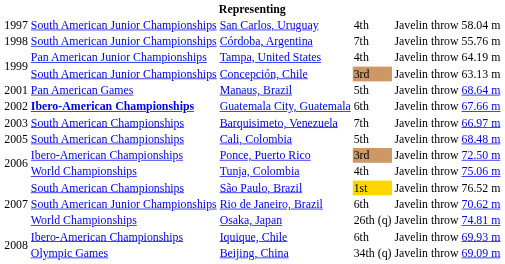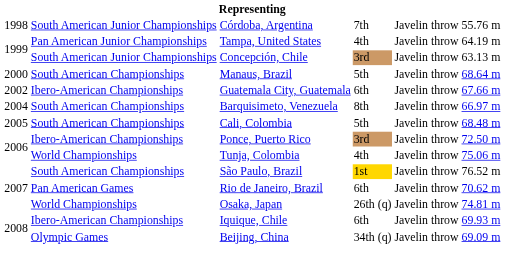- row: (269, 25)
(16, 90) 2001 -> (16, 74) 2000
(82, 90) Pan American Games -> (107, 74) South American Championships
(112, 106) bold -> (107, 90) normal
(16, 122) 2003 -> (16, 106) 2004
(361, 122) 7th -> (361, 106) 8th
(124, 204) South American Junior Championships -> (82, 188) Pan American Games
